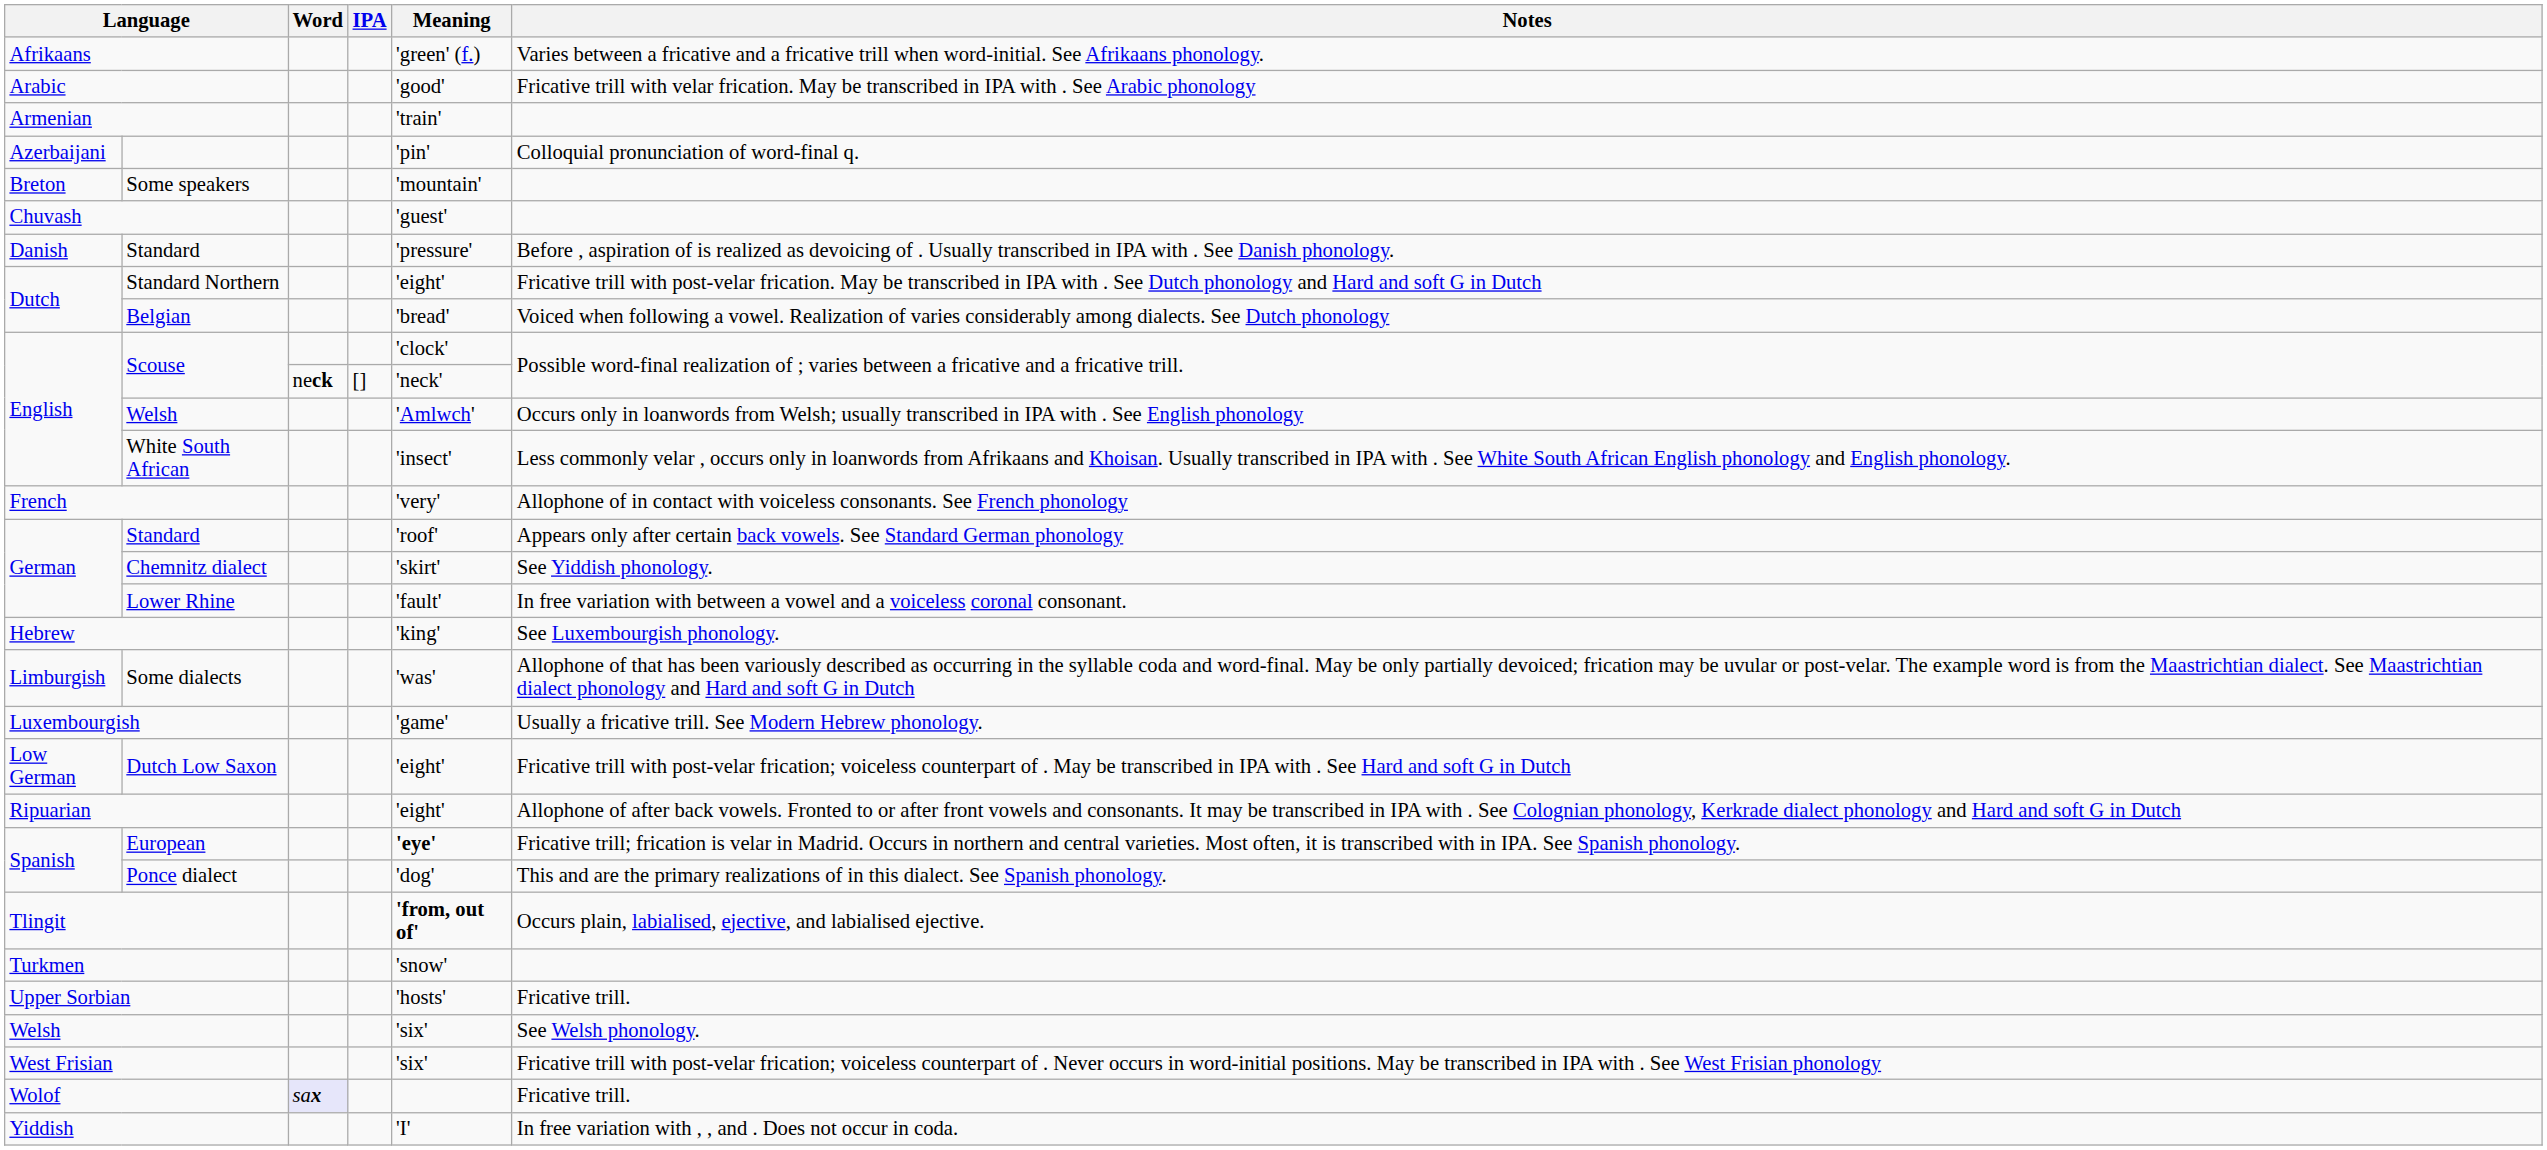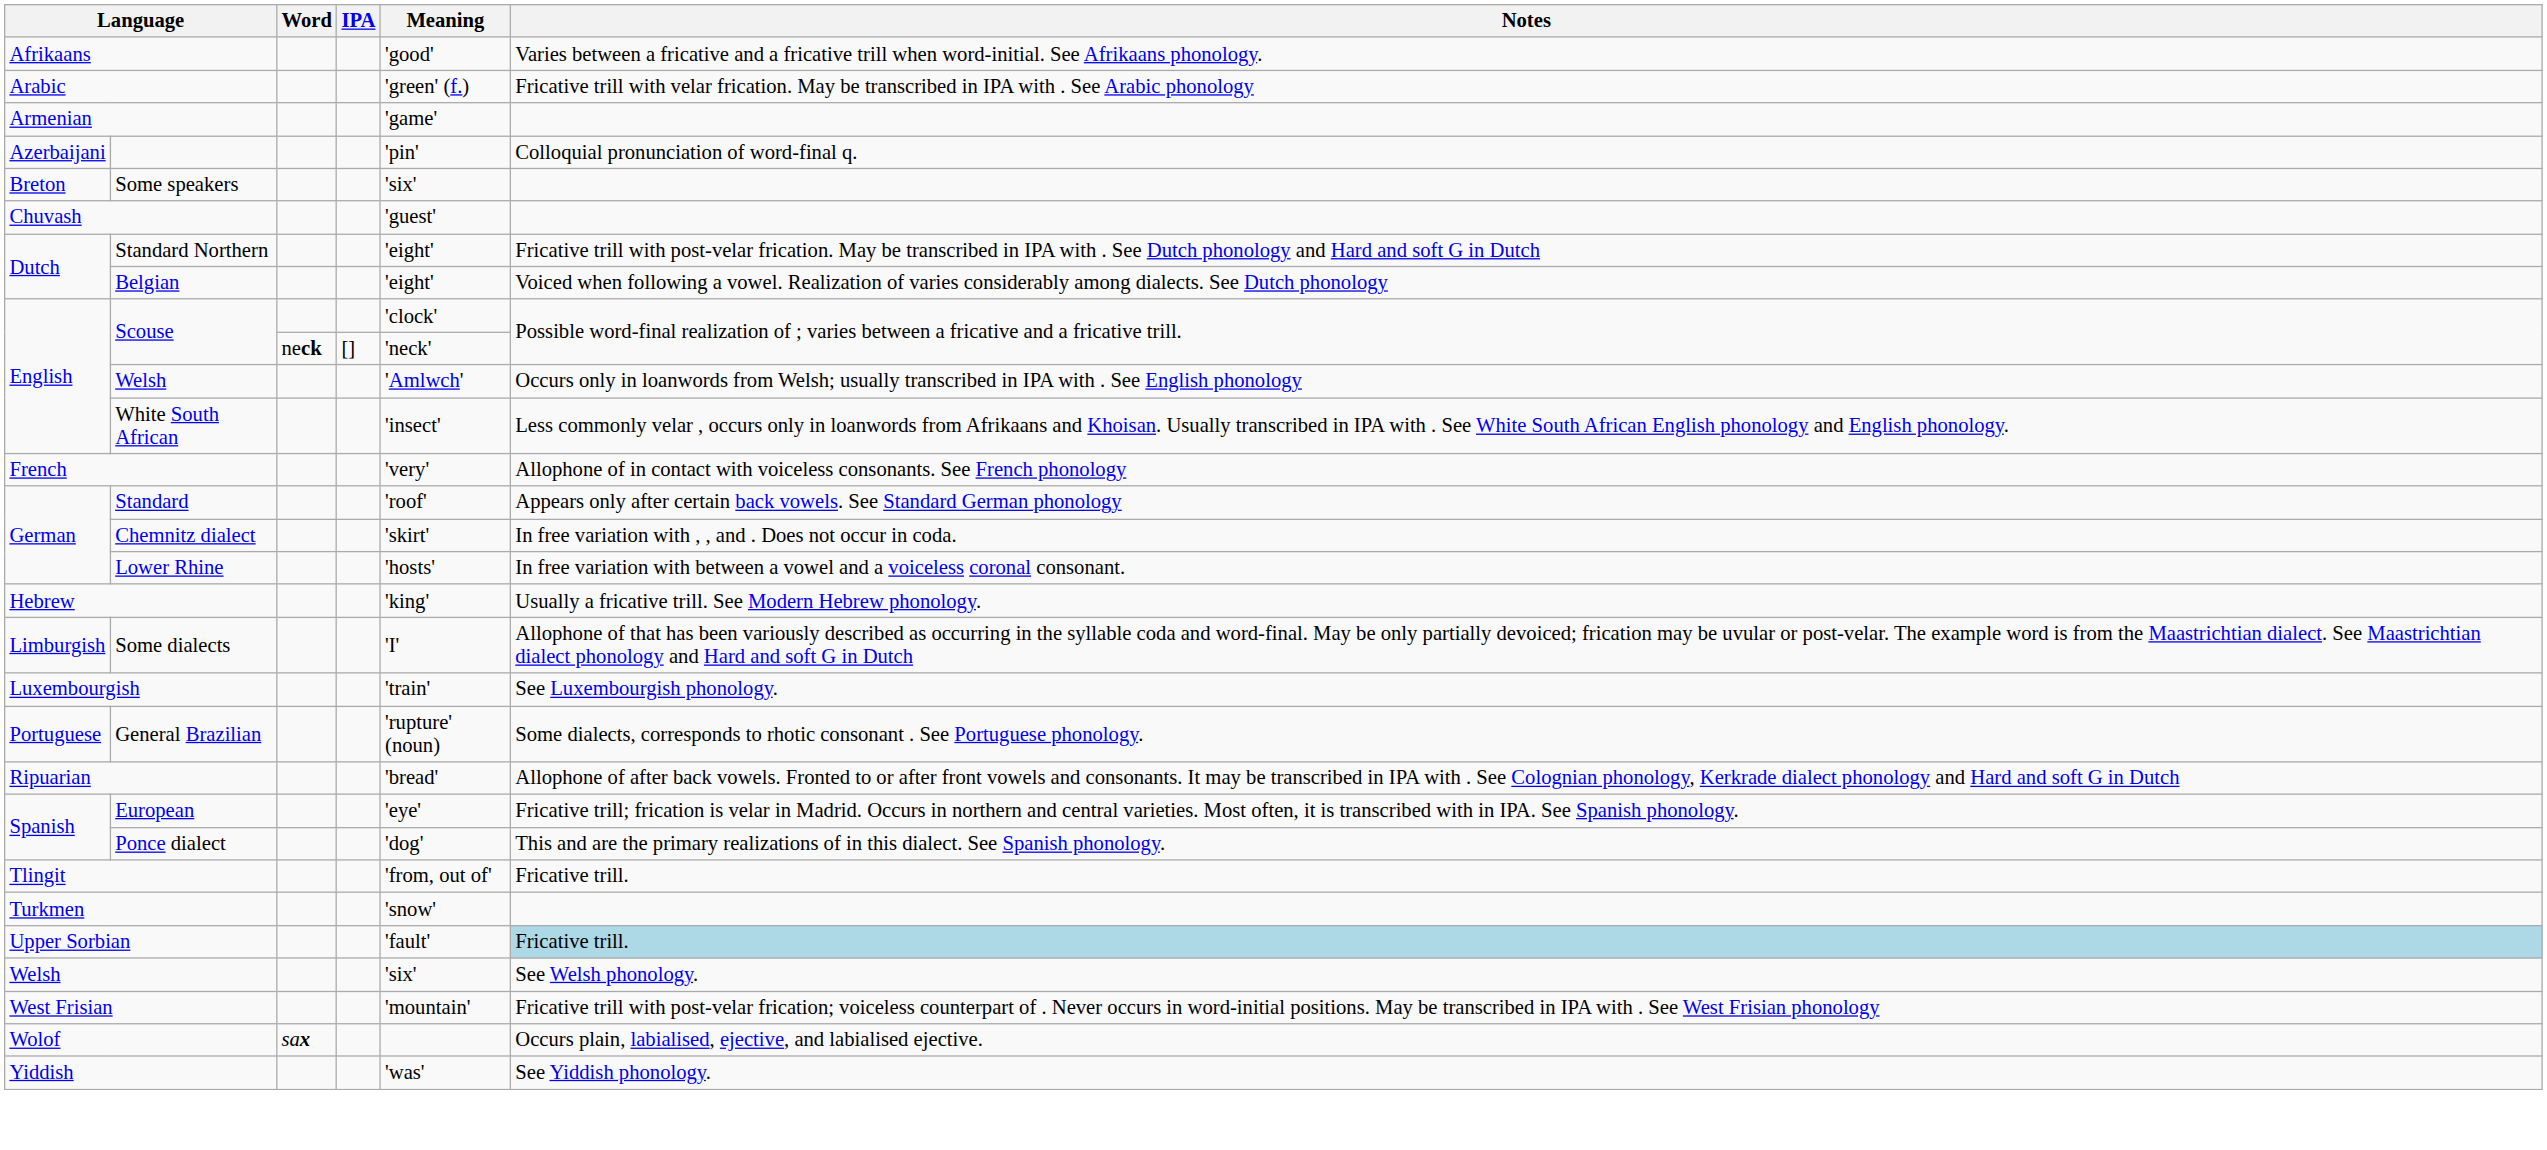(438, 53) 'green' (f.) -> (409, 53) 'good'
(420, 86) 'good' -> (427, 86) 'green' (f.)
(419, 119) 'train' -> (411, 119) 'game'
(439, 184) 'mountain' -> (401, 184) 'six'
- row: (39, 250)
(423, 315) 'bread' -> (409, 282) 'eight'
(615, 567) See Yiddish phonology. -> (736, 535) In free variation with , , and . Does not occur in coda.
(419, 600) 'fault' -> (410, 567) 'hosts'
(648, 633) See Luxembourgish phonology. -> (748, 600) Usually a fricative trill. See Modern Hebrew phonology.
(416, 677) 'was' -> (392, 644) 'I'
(422, 721) 'game' -> (408, 689) 'train'
(750, 721) Usually a fricative trill. See Modern Hebrew phonology. -> (647, 689) See Luxembourgish phonology.
- row: (43, 766)
+ row: (55, 733)
(420, 810) 'eight' -> (412, 777) 'bread'
(416, 843) bold -> (403, 810) normal
(440, 920) bold -> (438, 876) normal
(751, 920) Occurs plain, labialised, ejective, and labialised ejective. -> (572, 876) Fricative trill.
(421, 997) 'hosts' -> (408, 941) 'fault'
(574, 997) no background -> (572, 941) lightblue background
(412, 1063) 'six' -> (428, 1007) 'mountain'
(307, 1095) lavender background -> (296, 1039) no background
(574, 1095) Fricative trill. -> (749, 1039) Occurs plain, labialised, ejective, and labialised ejective.
(403, 1128) 'I' -> (405, 1072) 'was'
(737, 1128) In free variation with , , and . Does not occur in coda. -> (613, 1072) See Yiddish phonology.
